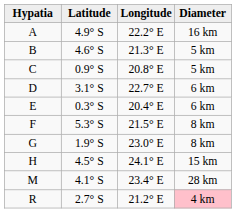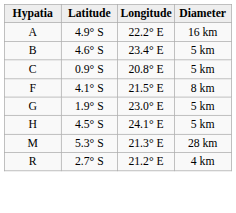(146, 50) 21.3° E -> (146, 50) 23.4° E
- row: (33, 87)
- row: (33, 106)
(89, 124) 5.3° S -> (89, 87) 4.1° S
(203, 143) 8 km -> (203, 106) 5 km
(203, 161) 15 km -> (203, 124) 5 km
(89, 180) 4.1° S -> (89, 143) 5.3° S
(146, 180) 23.4° E -> (146, 143) 21.3° E
(203, 198) pink background -> (203, 161) no background
